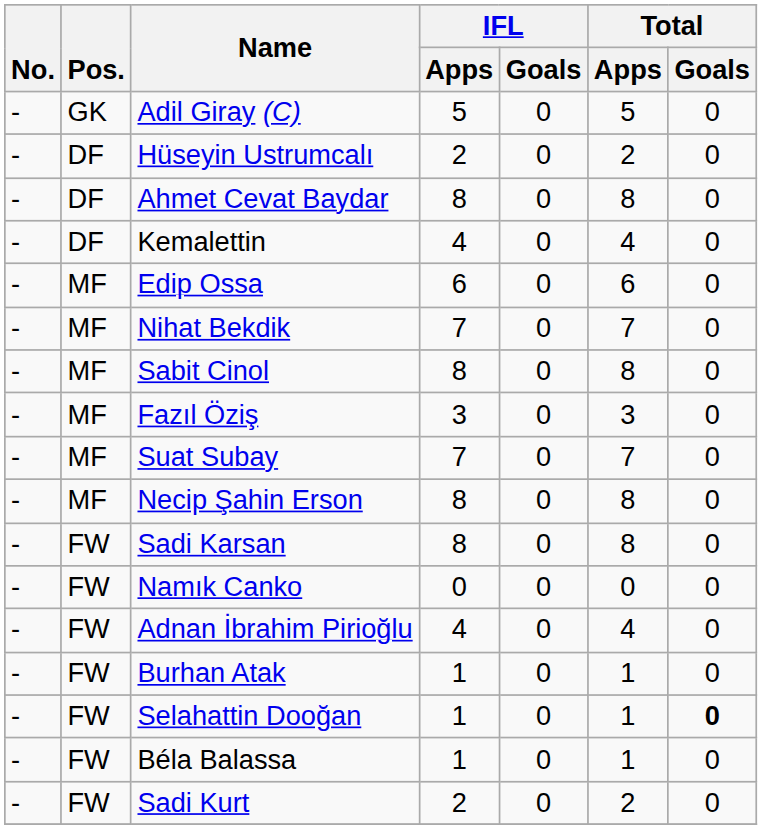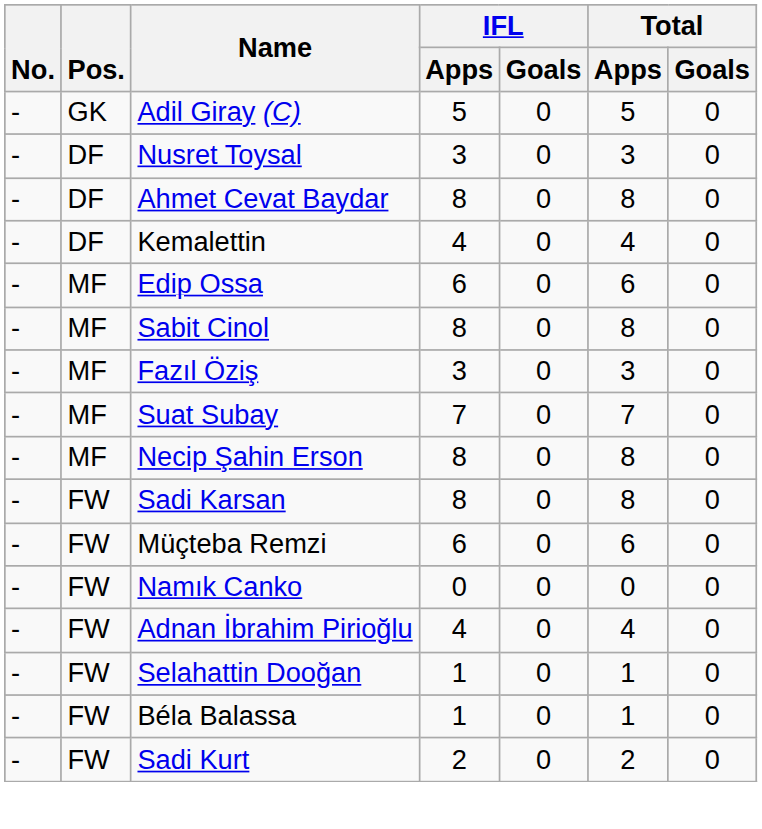+ row: (220, 155)
- row: (255, 155)
- row: (214, 328)
+ row: (232, 543)
- row: (212, 673)
(712, 716) bold -> (712, 673) normal
